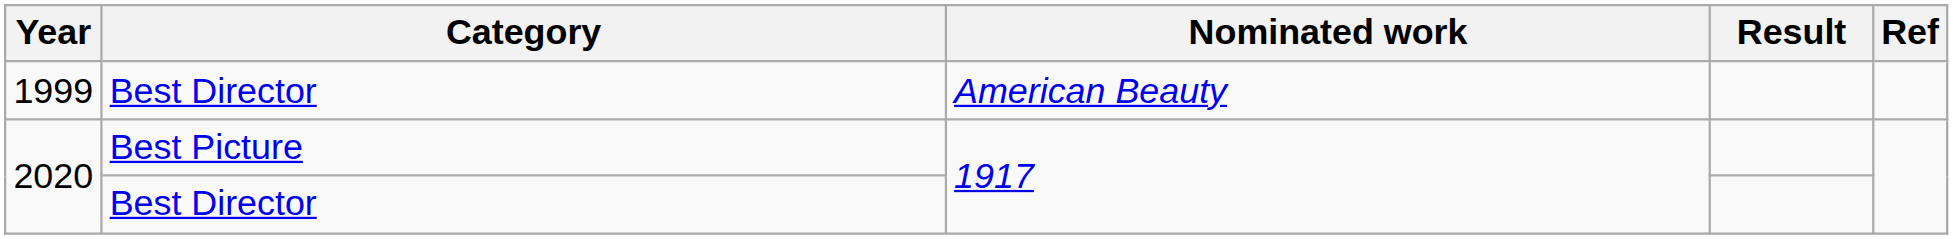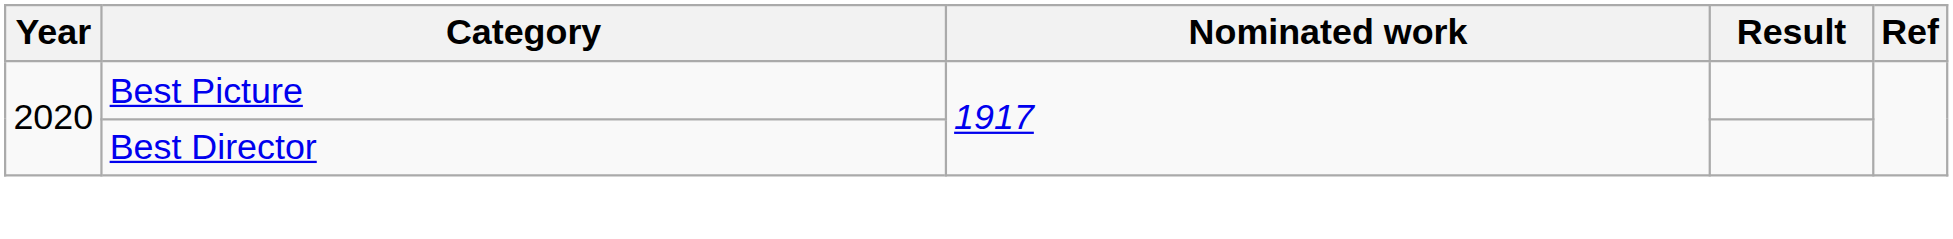- row: (53, 89)
